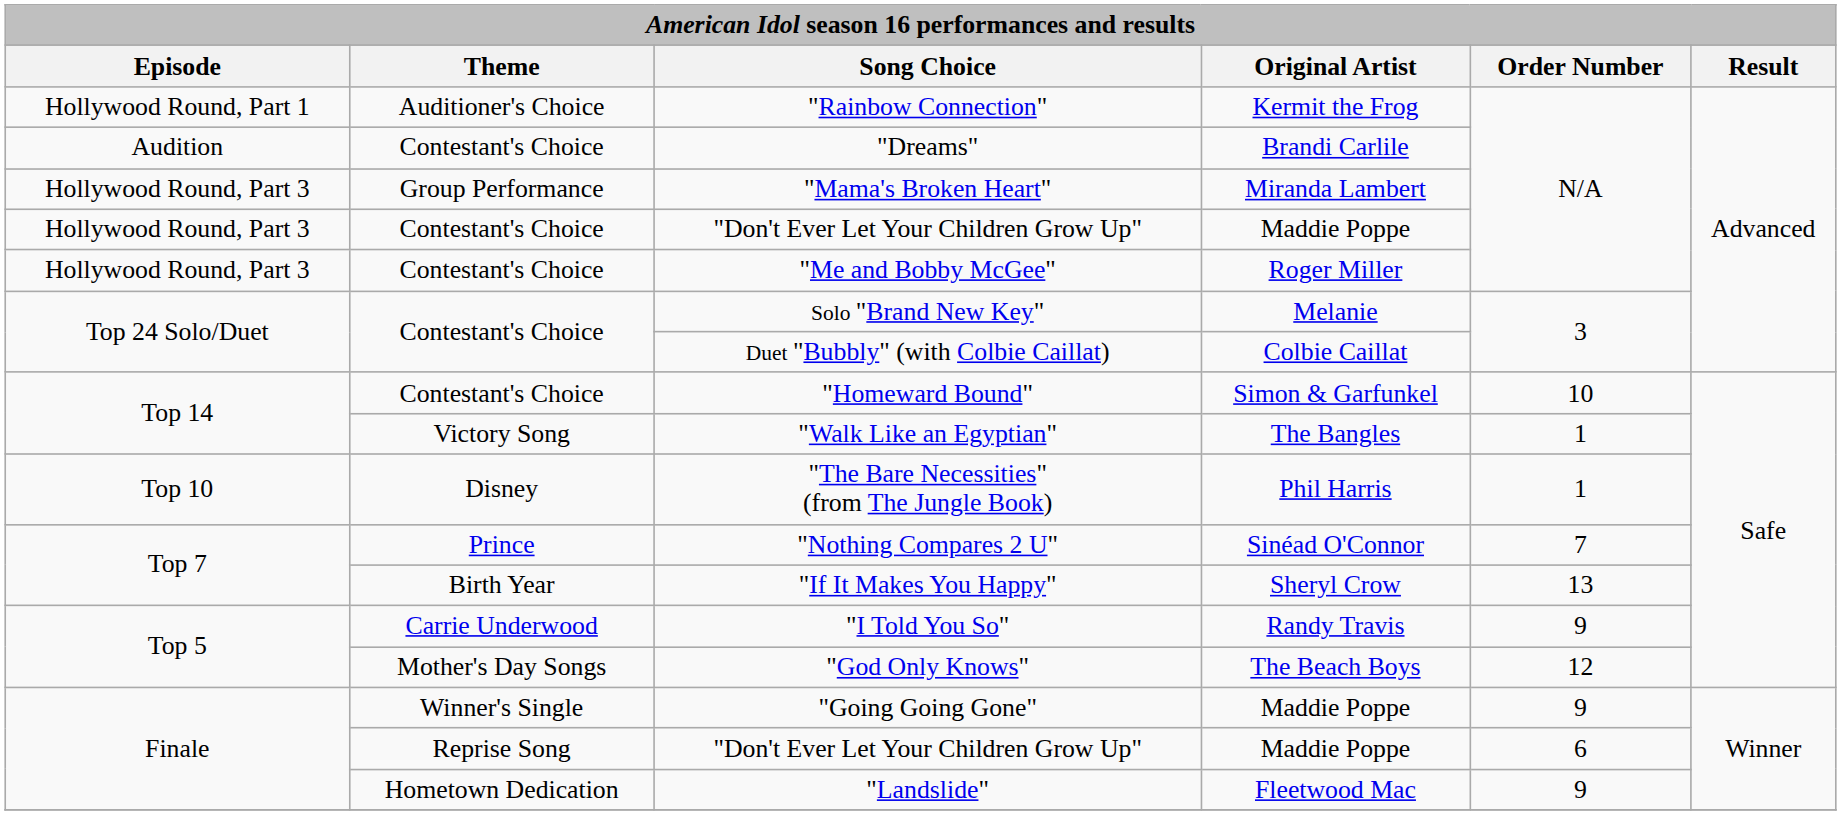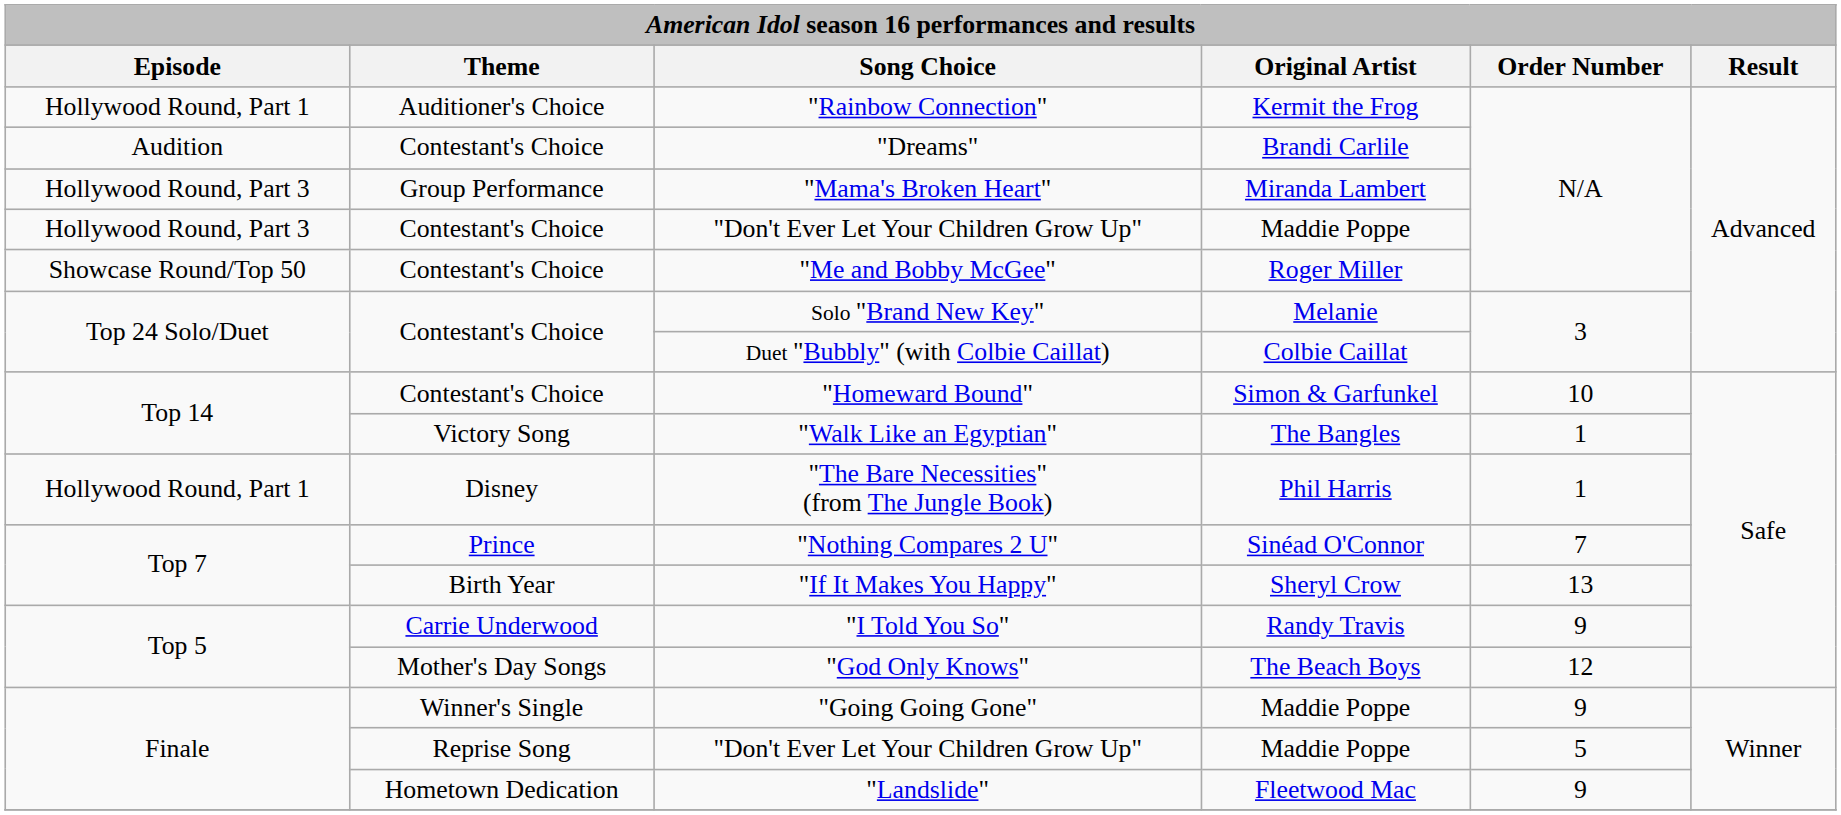(177, 270) Hollywood Round, Part 3 -> (177, 270) Showcase Round/Top 50
(177, 488) Top 10 -> (177, 488) Hollywood Round, Part 1
(1580, 748) 6 -> (1580, 748) 5
